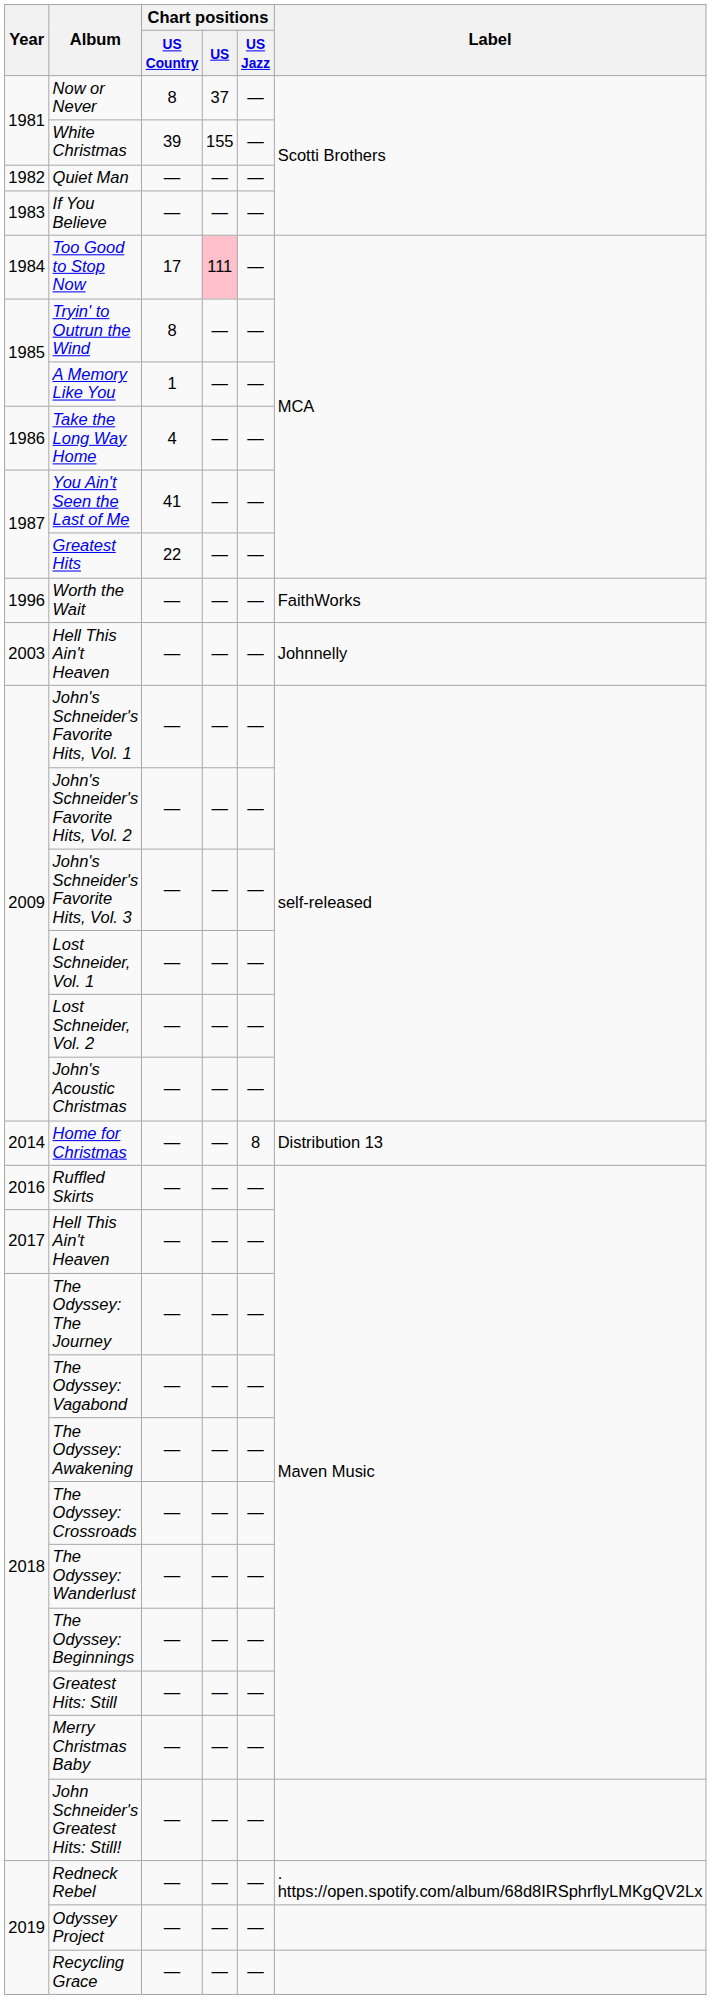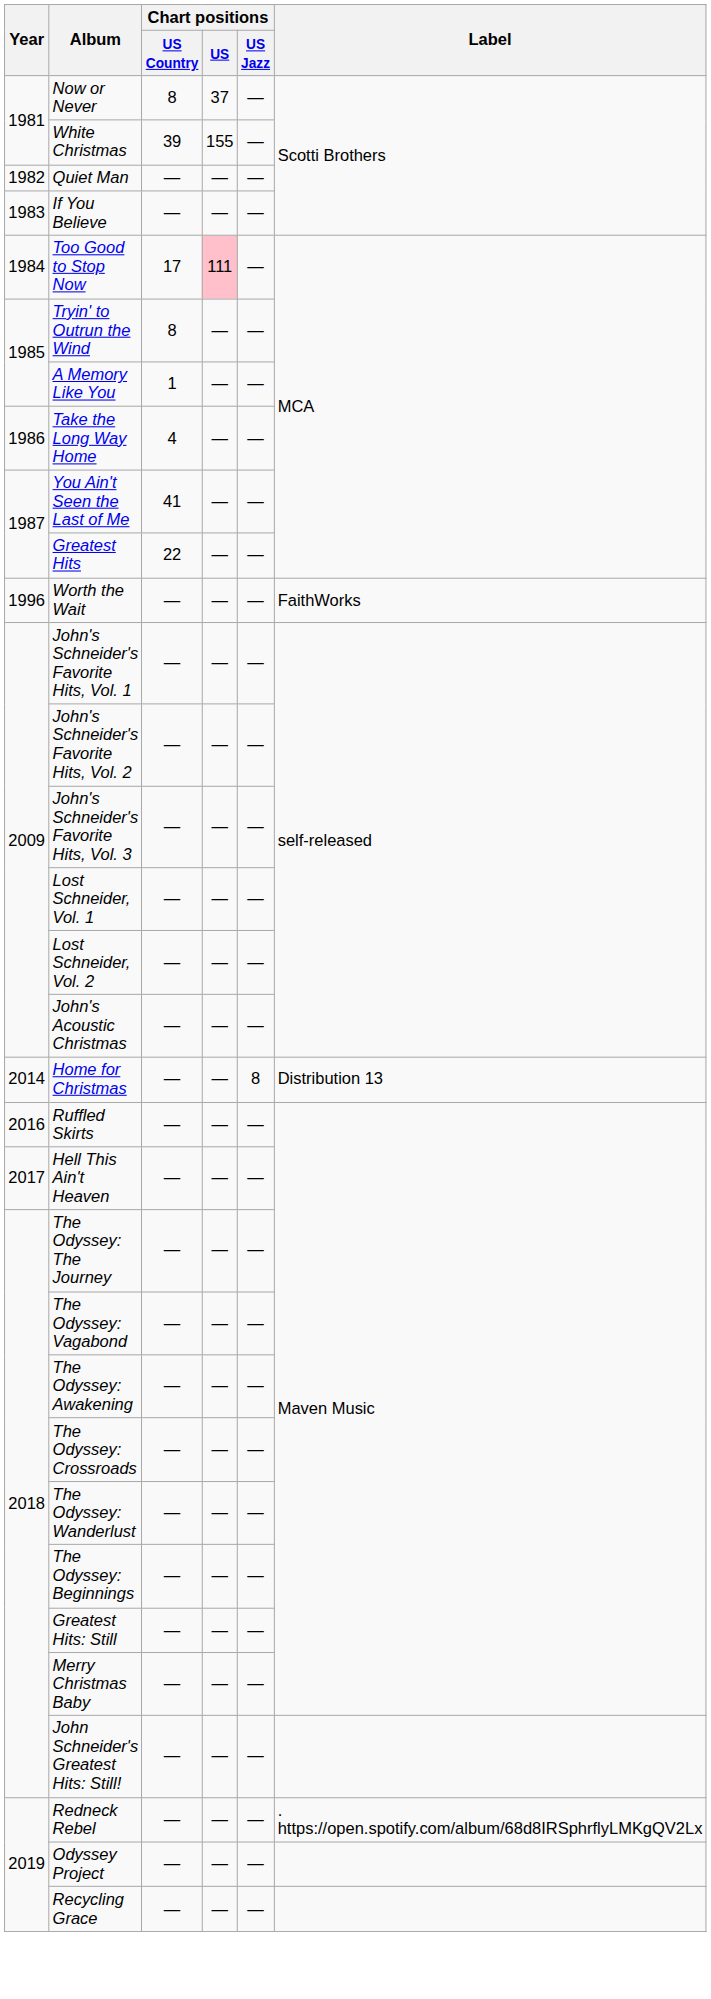- row: (27, 653)
